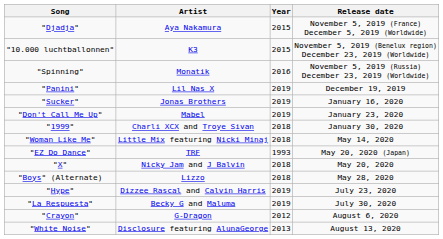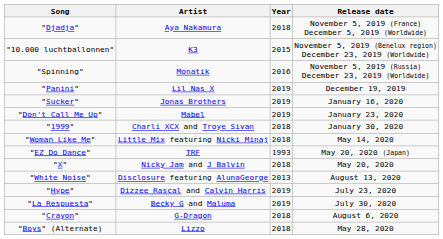(281, 28) 2015 -> (281, 28) 2018
rows swapped: (60, 177) <-> (60, 228)
(281, 216) 2012 -> (281, 216) 2018
